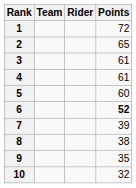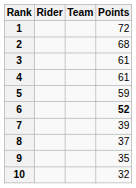columns swapped: (80, 12) <-> (49, 12)
(124, 45) 65 -> (124, 45) 68
(124, 93) 60 -> (124, 93) 59
(124, 142) 38 -> (124, 142) 37
